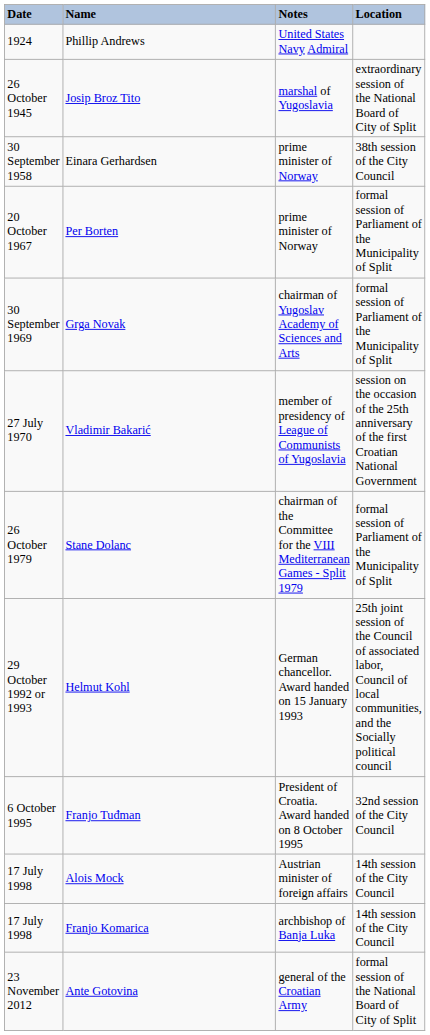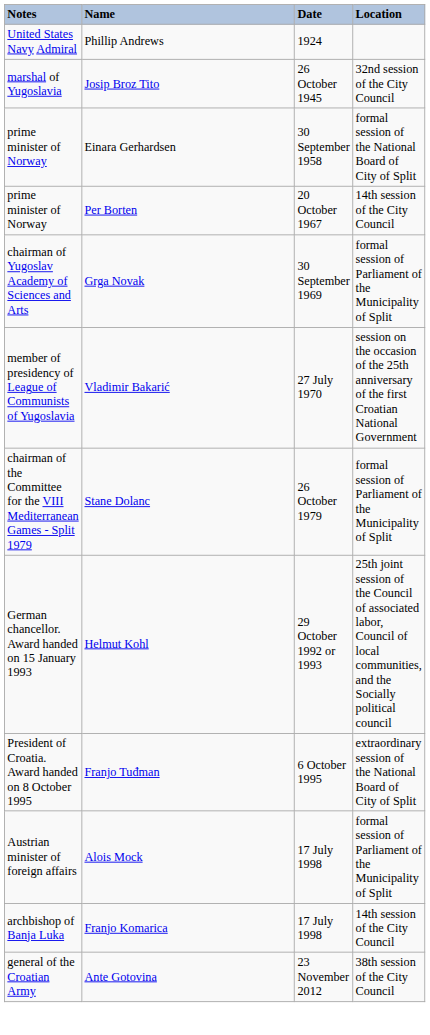columns swapped: (20, 14) <-> (293, 14)
(389, 97) extraordinary session of the National Board of City of Split -> (387, 83) 32nd session of the City Council
(386, 161) 38th session of the City Council -> (386, 146) formal session of the National Board of City of Split
(389, 231) formal session of Parliament of the Municipality of Split -> (386, 210) 14th session of the City Council
(387, 815) 32nd session of the City Council -> (389, 771) extraordinary session of the National Board of City of Split
(386, 878) 14th session of the City Council -> (389, 856) formal session of Parliament of the Municipality of Split
(386, 990) formal session of the National Board of City of Split -> (386, 976) 38th session of the City Council
